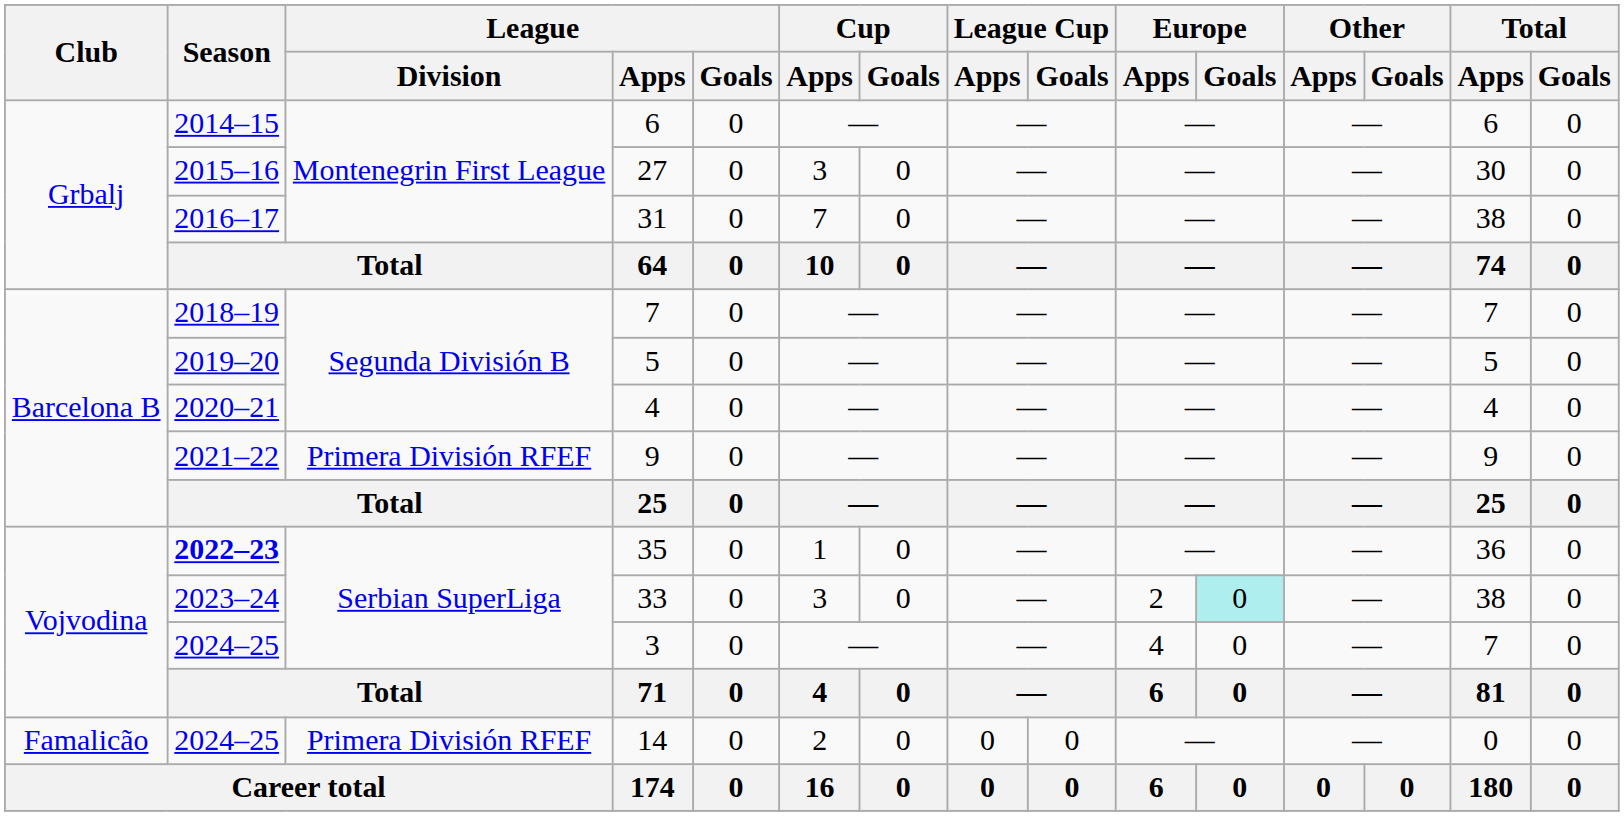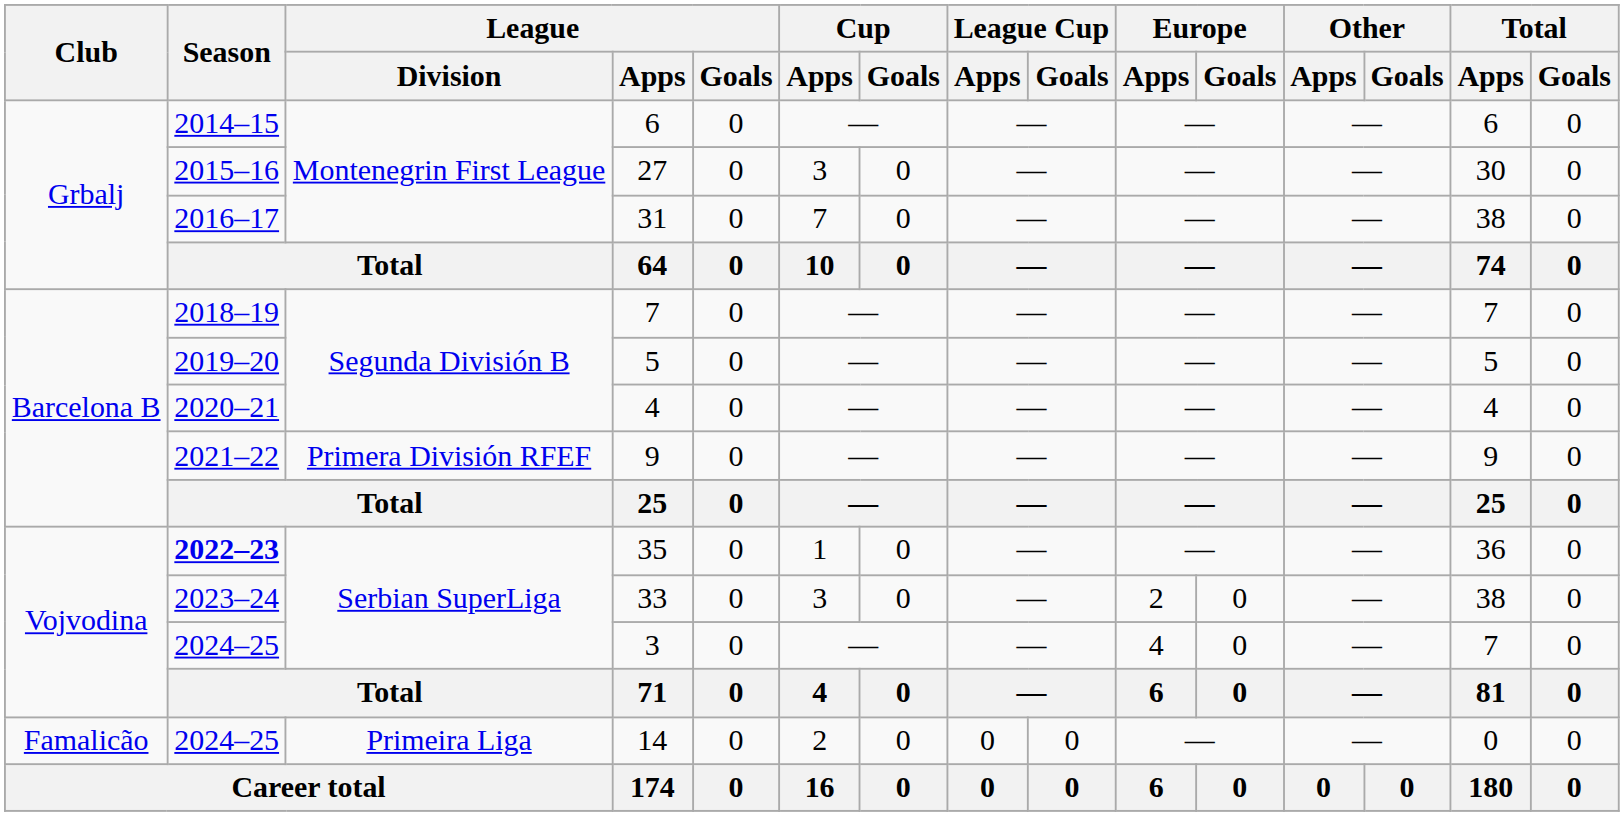(1240, 597) paleturquoise background -> (1240, 597) no background
(449, 739) Primera División RFEF -> (449, 739) Primeira Liga
